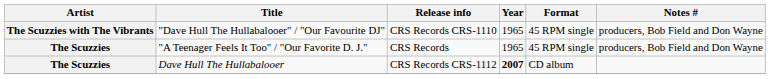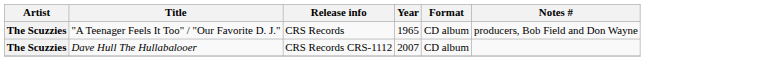- row: (272, 30)
(561, 47) 45 RPM single -> (446, 30) CD album
(513, 64) bold -> (408, 47) normal
